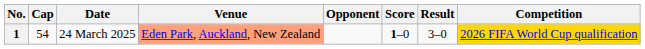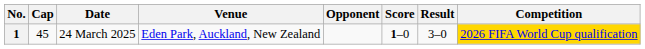(42, 34) 54 -> (42, 34) 45
(231, 34) lightsalmon background -> (231, 34) no background
